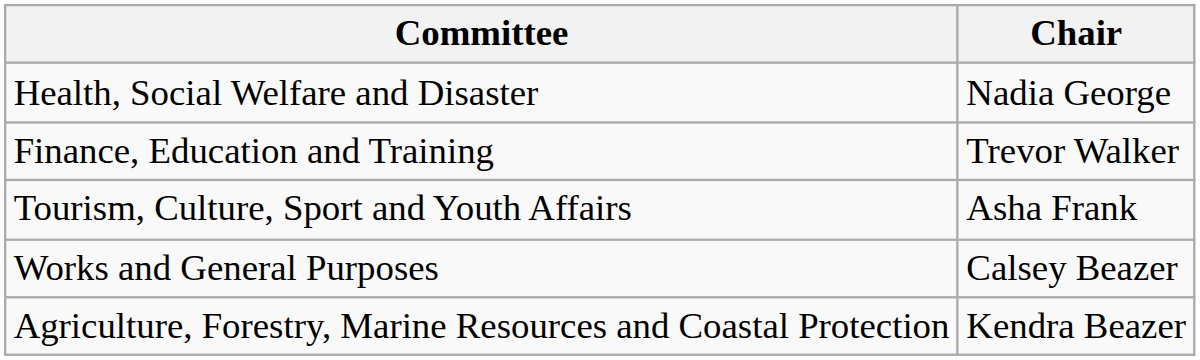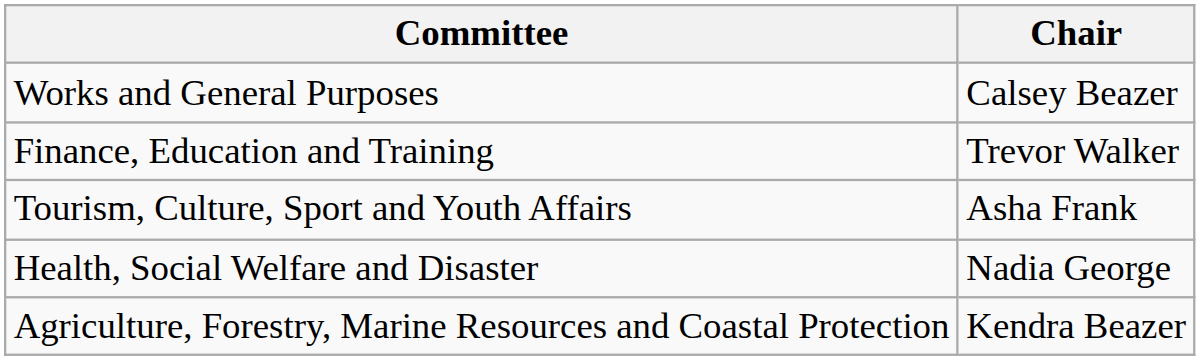rows swapped: (276, 92) <-> (226, 267)
